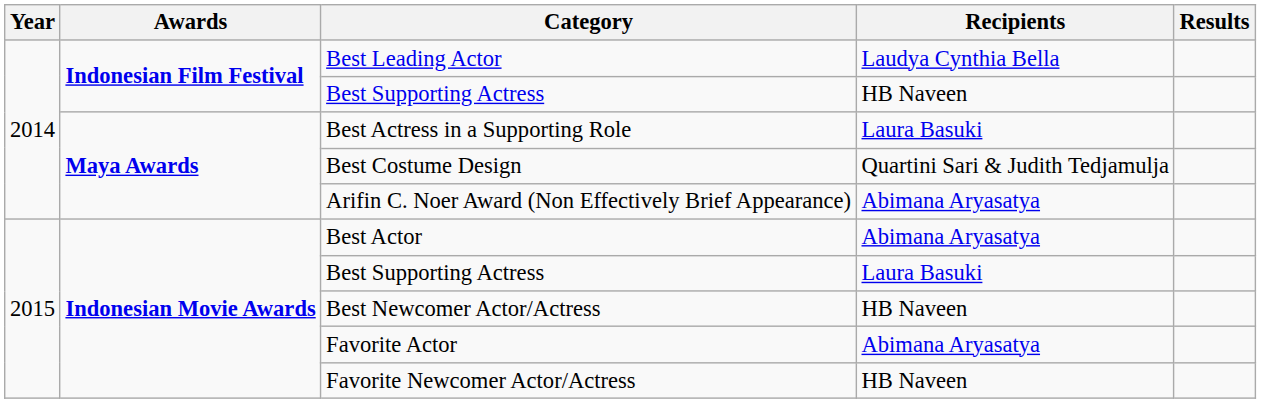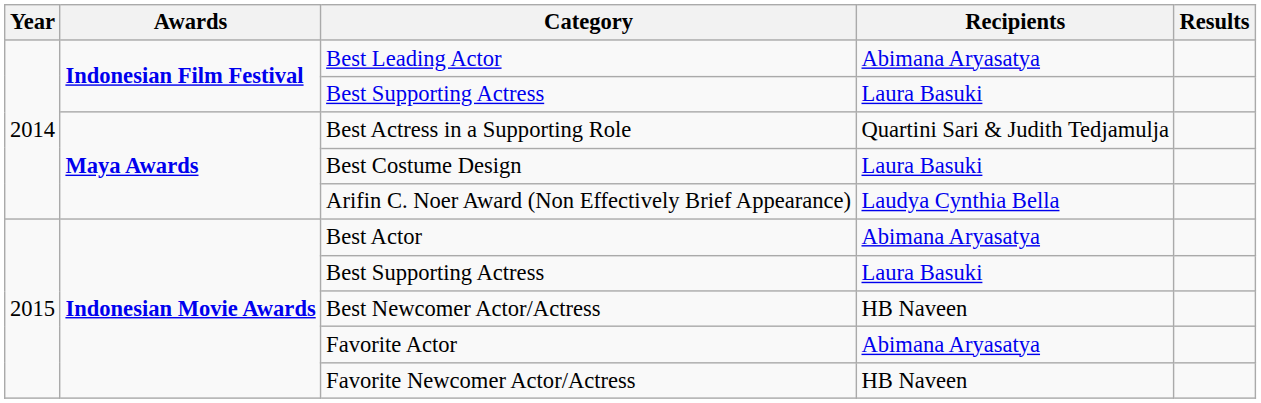(960, 58) Laudya Cynthia Bella -> (951, 58) Abimana Aryasatya
(914, 93) HB Naveen -> (922, 93) Laura Basuki
(922, 129) Laura Basuki -> (1015, 129) Quartini Sari & Judith Tedjamulja
(1015, 165) Quartini Sari & Judith Tedjamulja -> (922, 165) Laura Basuki
(951, 201) Abimana Aryasatya -> (960, 201) Laudya Cynthia Bella
